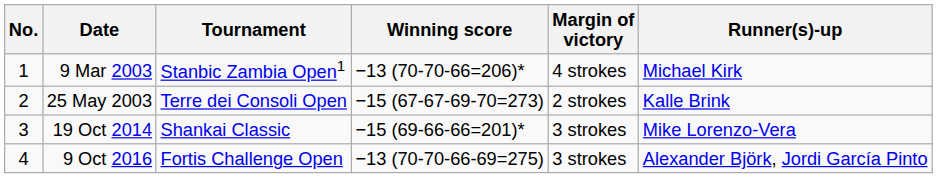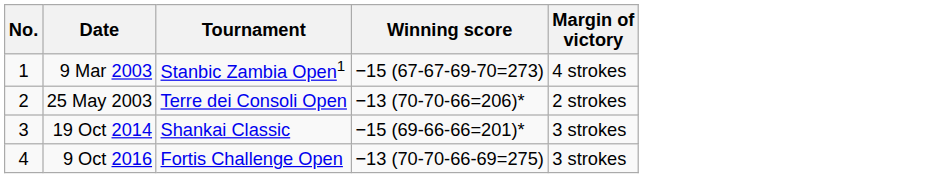- column: (785, 29)
(440, 70) −13 (70-70-66=206)* -> (450, 70) −15 (67-67-69-70=273)
(450, 101) −15 (67-67-69-70=273) -> (440, 101) −13 (70-70-66=206)*
